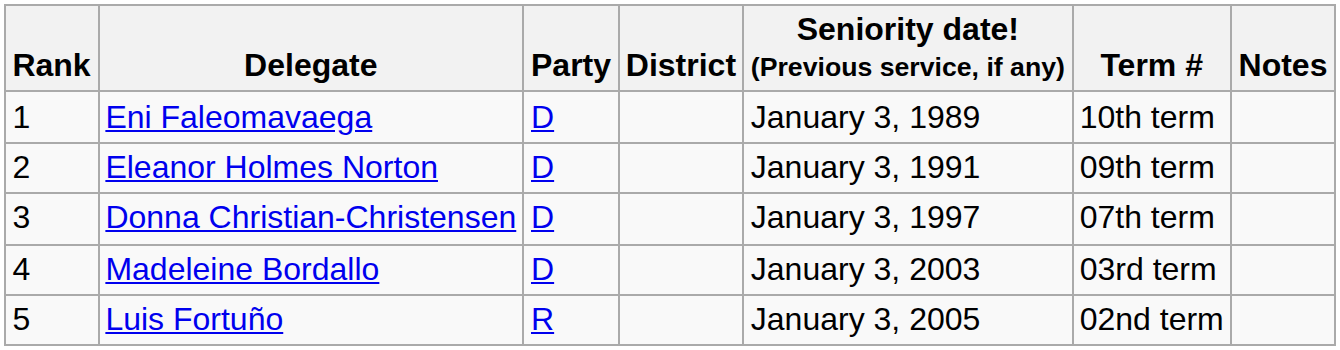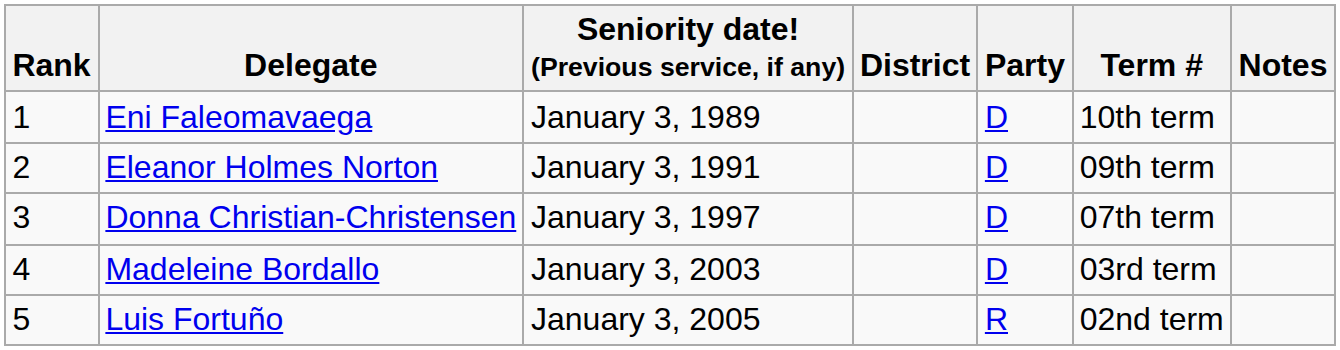columns swapped: (571, 65) <-> (908, 47)
